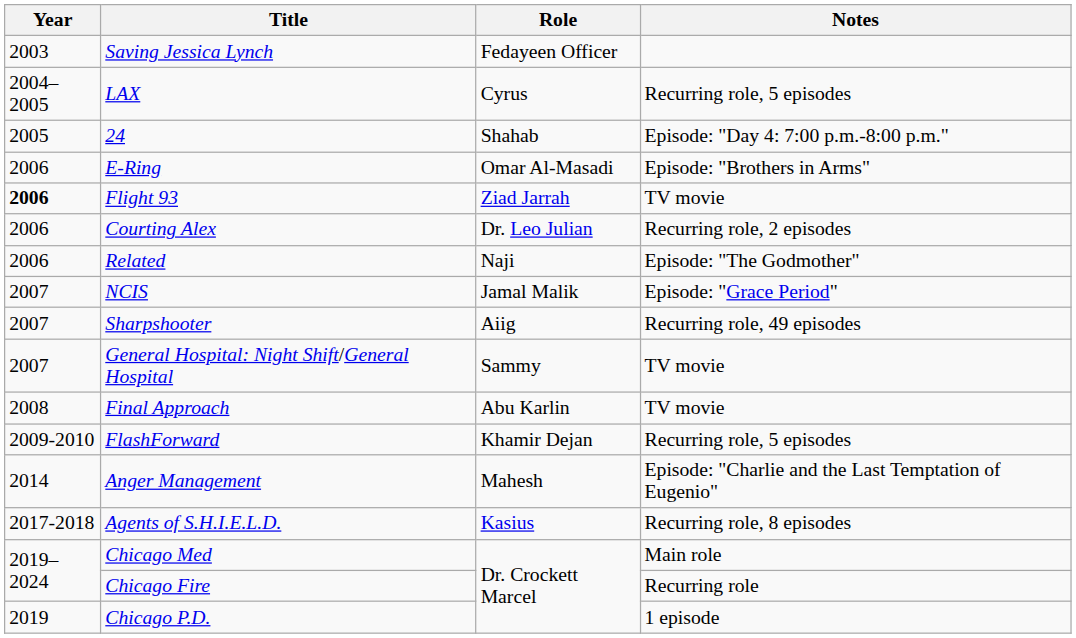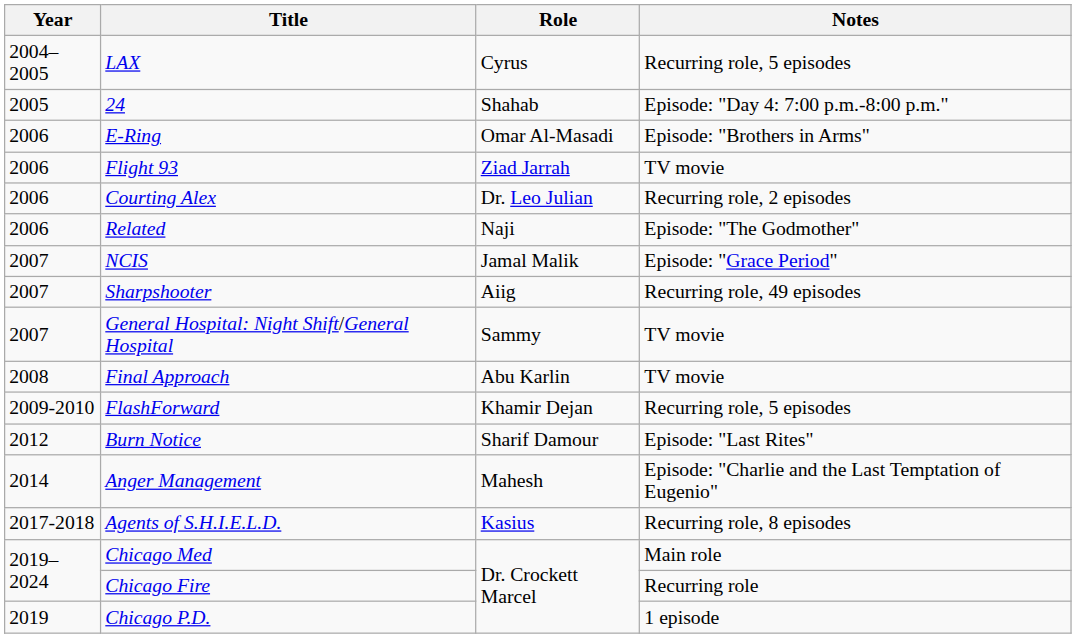- row: (189, 51)
(29, 198) bold -> (29, 167) normal
+ row: (153, 438)
